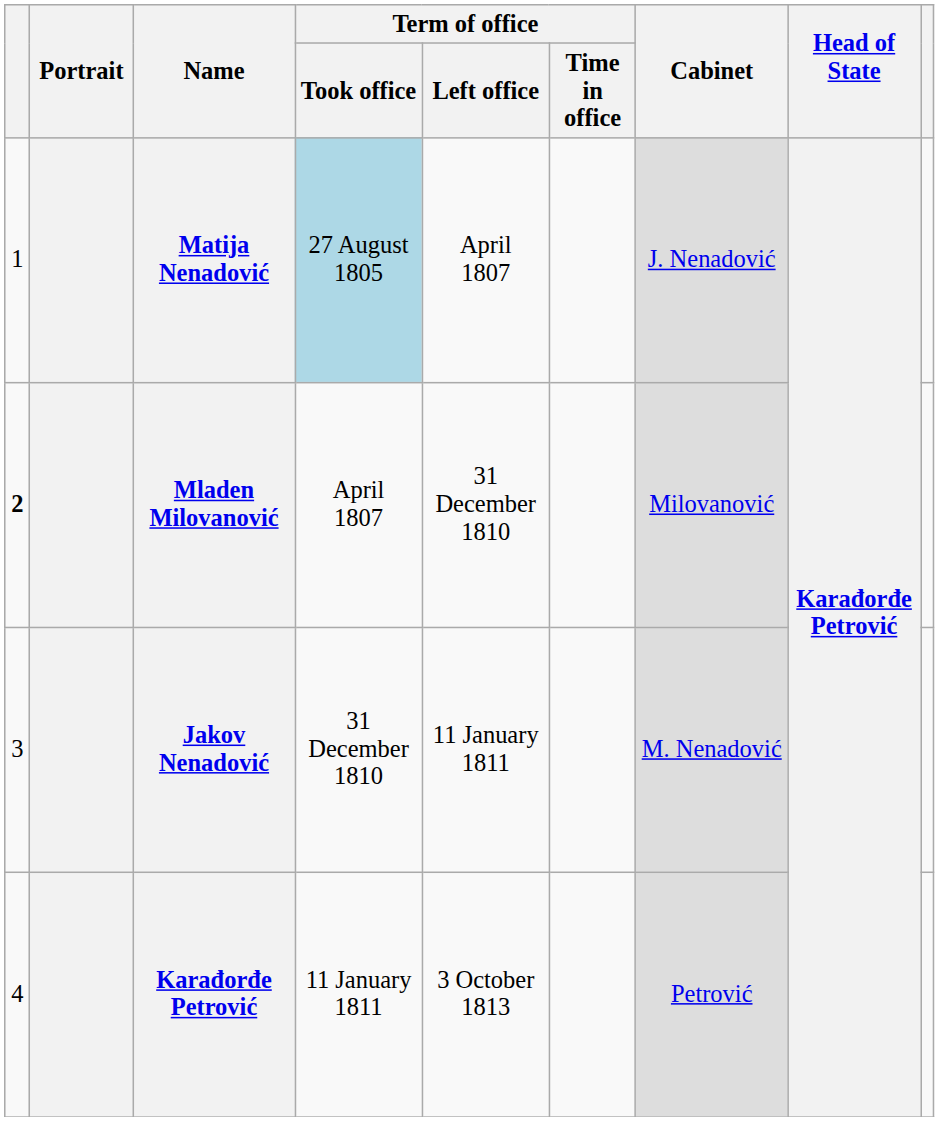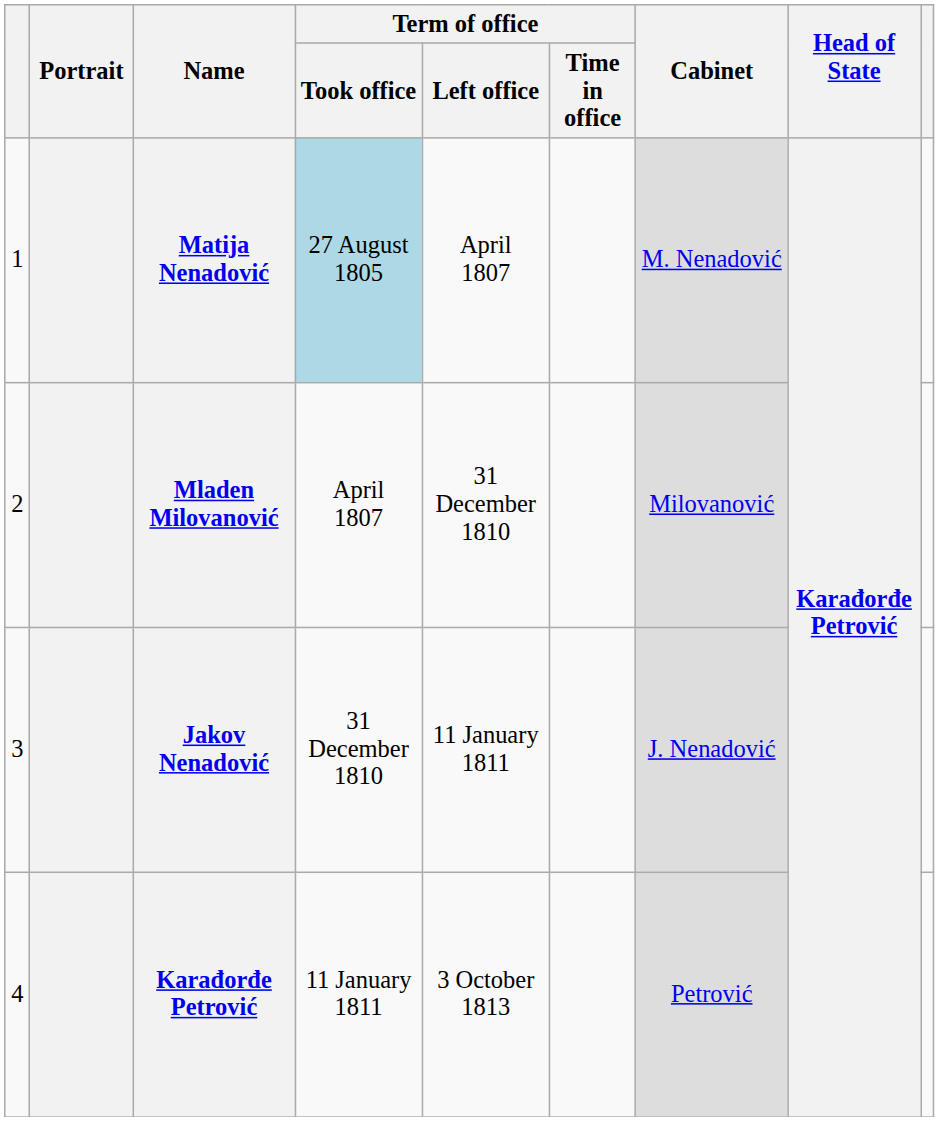(712, 259) Ј. Nenadović -> (712, 259) М. Nenadović
(17, 504) bold -> (17, 504) normal
(712, 749) М. Nenadović -> (712, 749) Ј. Nenadović
